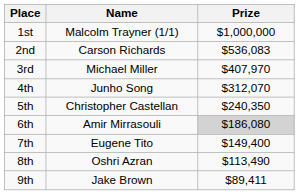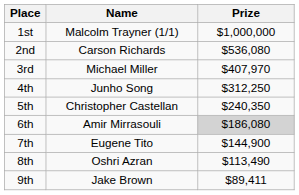(246, 50) $536,083 -> (246, 50) $536,080
(246, 87) $312,070 -> (246, 87) $312,250
(246, 143) $149,400 -> (246, 143) $144,900
